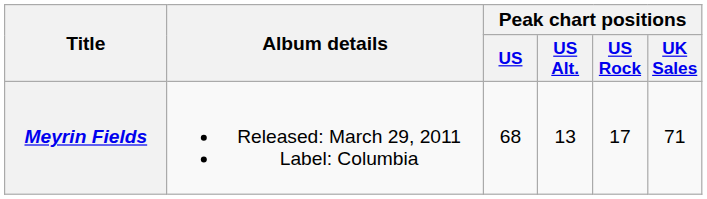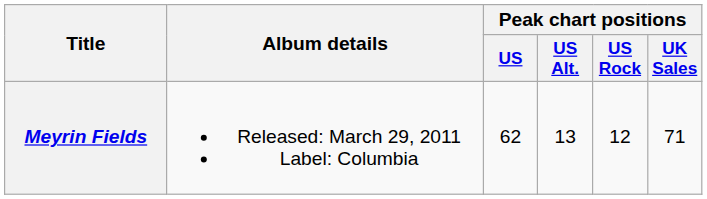(510, 137) 68 -> (510, 137) 62
(620, 137) 17 -> (620, 137) 12
